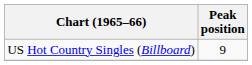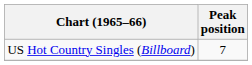(223, 49) 9 -> (223, 49) 7
